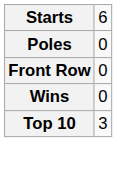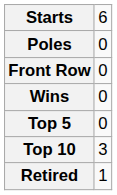+ row: (49, 123)
+ row: (49, 176)
